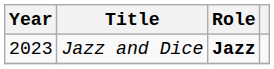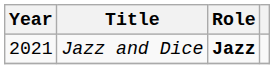(31, 49) 2023 -> (31, 49) 2021
